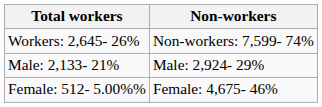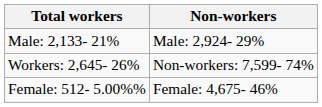rows swapped: (74, 41) <-> (64, 65)
